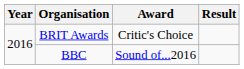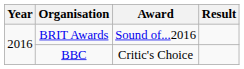(156, 34) Critic's Choice -> (156, 34) Sound of...2016
(156, 54) Sound of...2016 -> (156, 54) Critic's Choice
